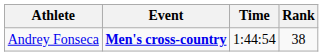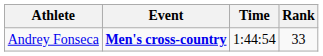(299, 39) 38 -> (299, 39) 33
